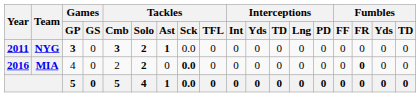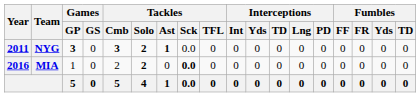(73, 65) 4 -> (73, 65) 1
(362, 65) bold -> (362, 65) normal
